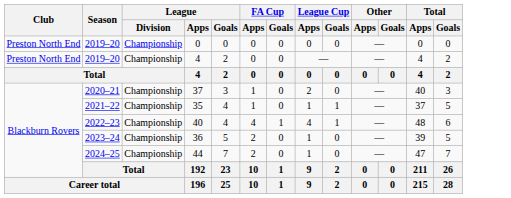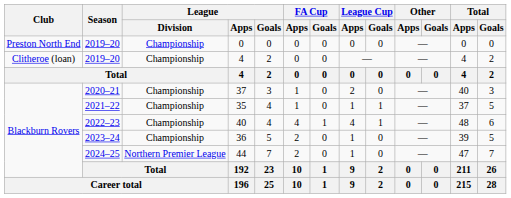(44, 59) Preston North End -> (44, 59) Clitheroe (loan)
(153, 153) Championship -> (175, 153) Northern Premier League
